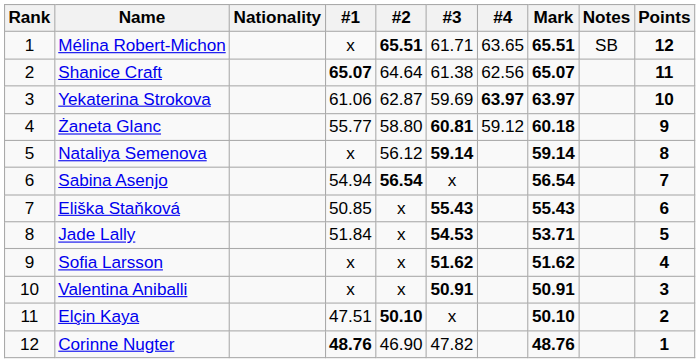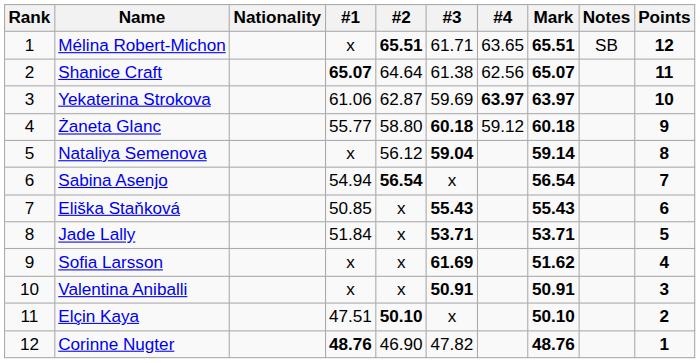(452, 126) 60.81 -> (452, 126) 60.18
(452, 153) 59.14 -> (452, 153) 59.04
(452, 235) 54.53 -> (452, 235) 53.71
(452, 262) 51.62 -> (452, 262) 61.69
